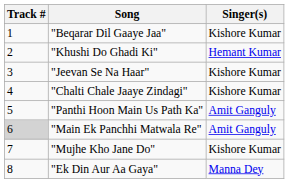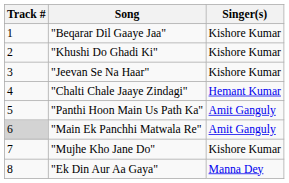(245, 52) Hemant Kumar -> (245, 52) Kishore Kumar
(245, 91) Kishore Kumar -> (245, 91) Hemant Kumar
